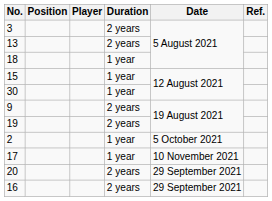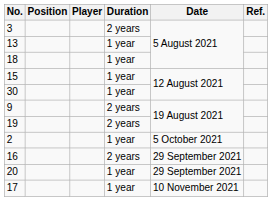(123, 44) 2 years -> (121, 44) 1 year
rows swapped: (12, 188) <-> (12, 156)
(123, 172) 2 years -> (121, 172) 1 year
